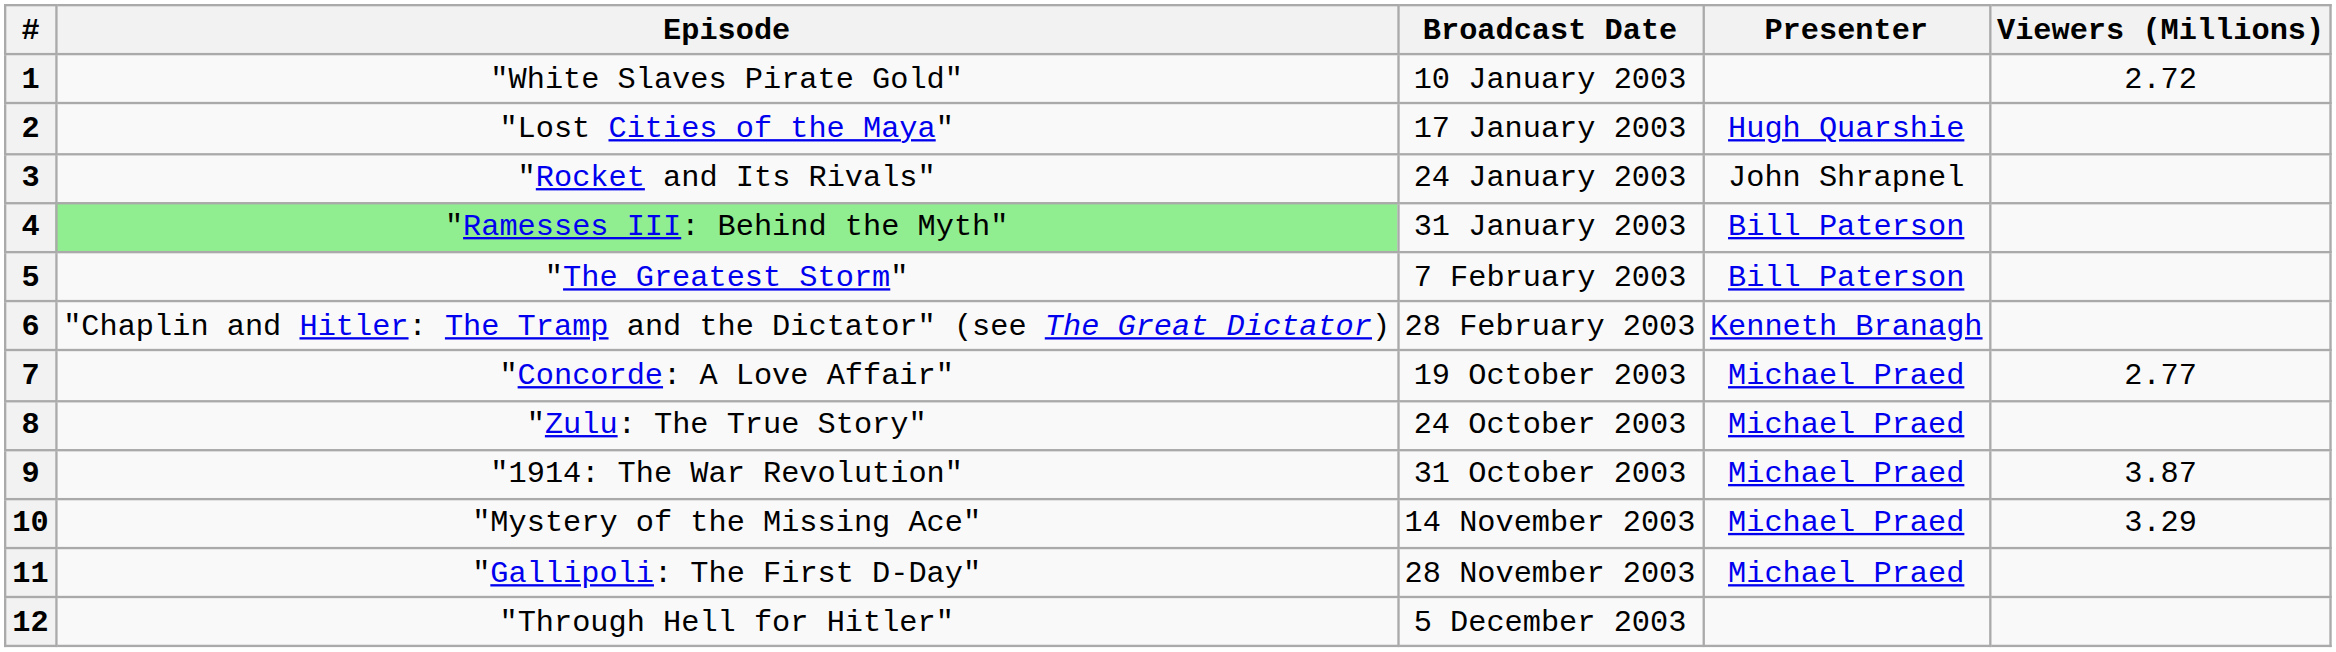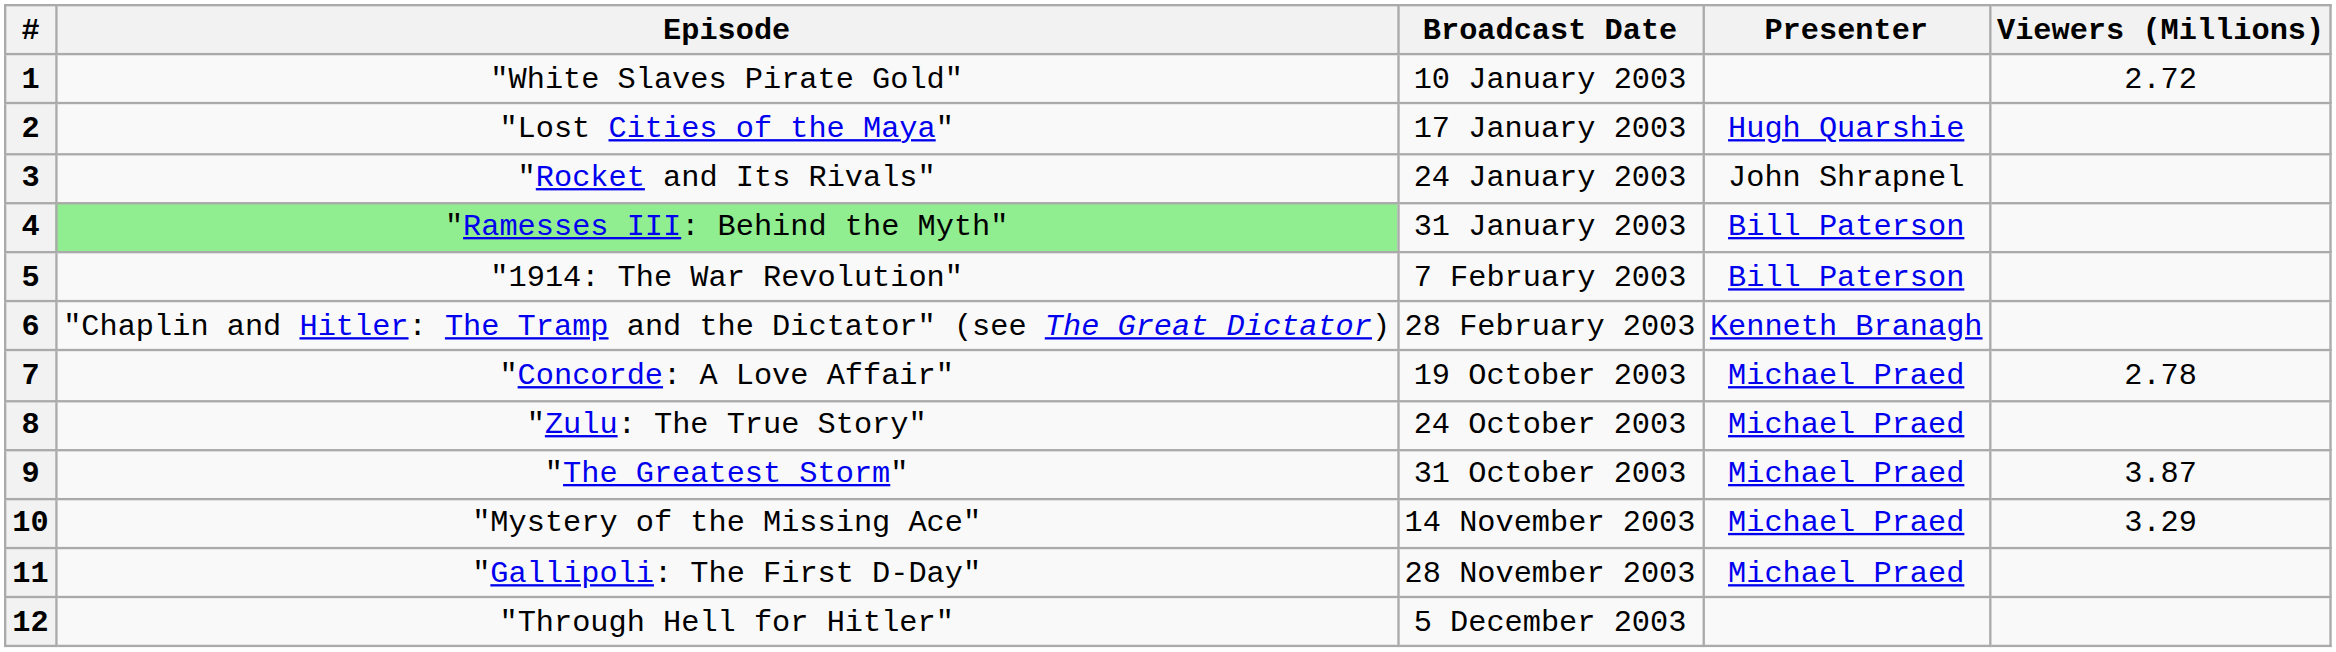(727, 277) "The Greatest Storm" -> (727, 277) "1914: The War Revolution"
(2161, 375) 2.77 -> (2161, 375) 2.78
(727, 474) "1914: The War Revolution" -> (727, 474) "The Greatest Storm"
